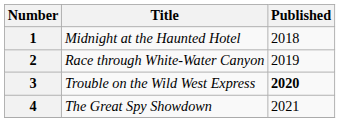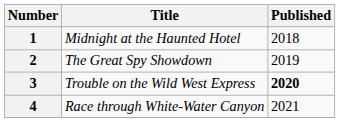(165, 60) Race through White-Water Canyon -> (138, 60) The Great Spy Showdown
(138, 106) The Great Spy Showdown -> (165, 106) Race through White-Water Canyon
